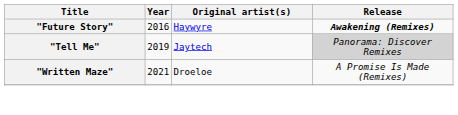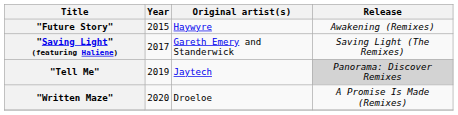(158, 27) 2016 -> (158, 27) 2015
(383, 27) bold -> (383, 27) normal
+ row: (75, 47)
(158, 72) 2021 -> (158, 97) 2020
